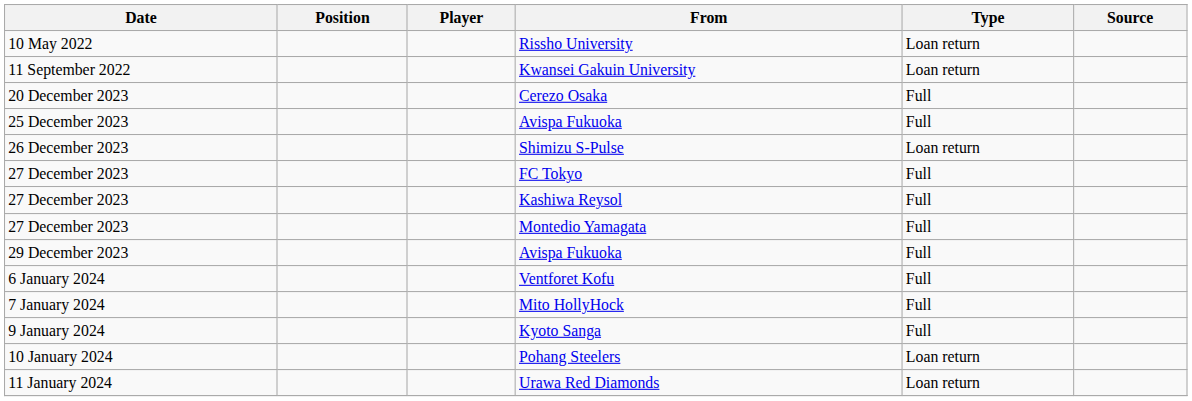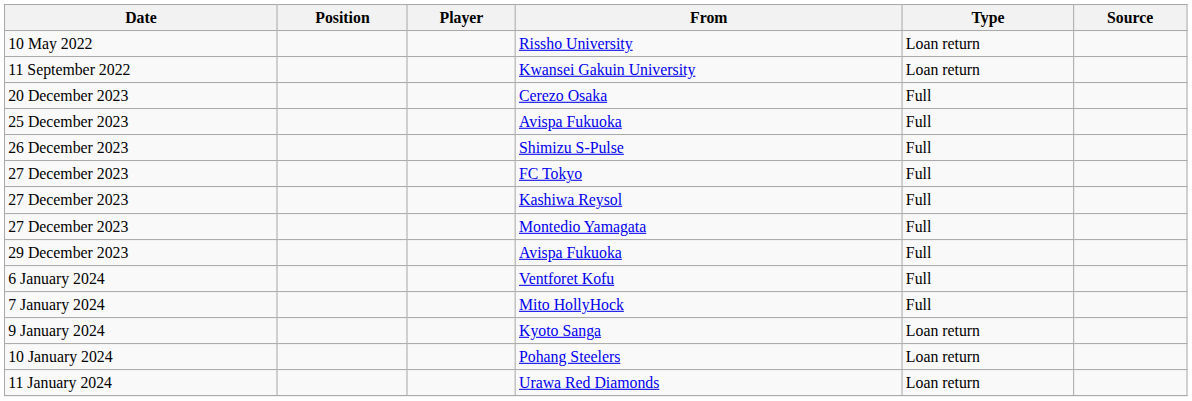(943, 148) Loan return -> (919, 148) Full
(919, 330) Full -> (943, 330) Loan return
